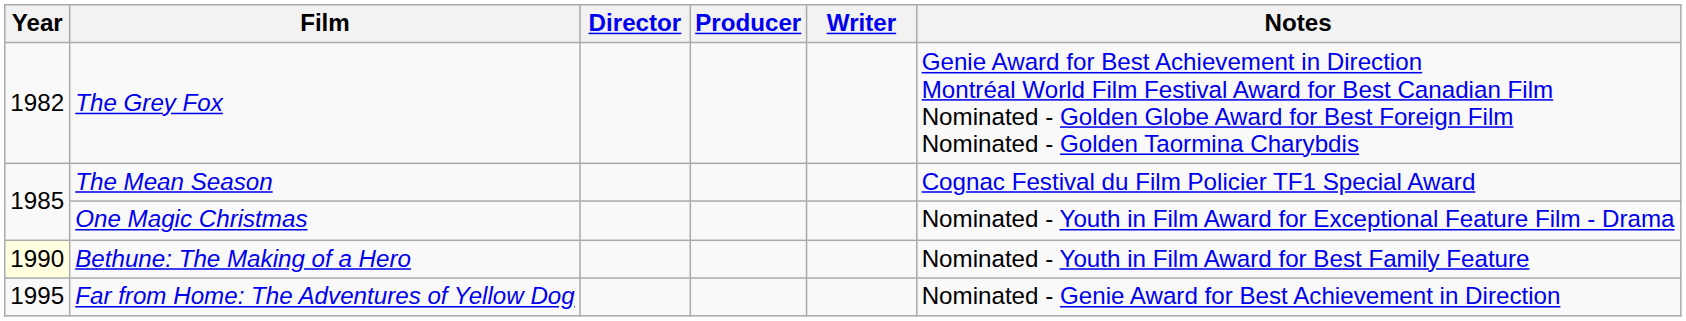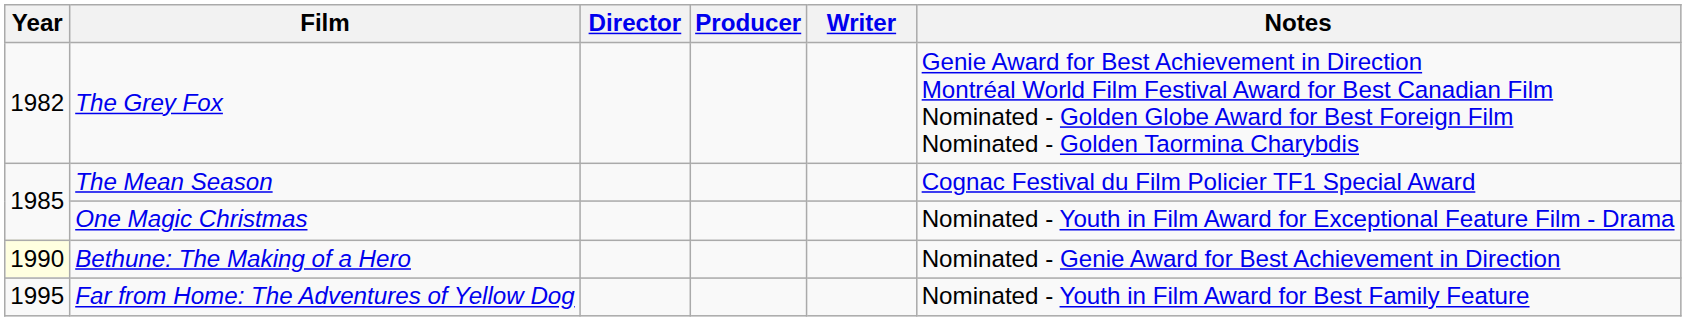(1226, 258) Nominated - Youth in Film Award for Best Family Feature -> (1241, 258) Nominated - Genie Award for Best Achievement in Direction
(1241, 296) Nominated - Genie Award for Best Achievement in Direction -> (1226, 296) Nominated - Youth in Film Award for Best Family Feature
